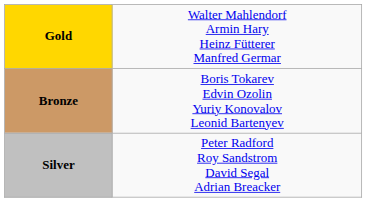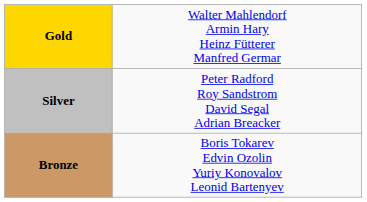rows swapped: (58, 165) <-> (58, 100)
